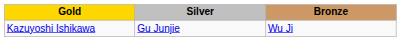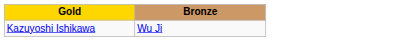- column: (200, 12)
